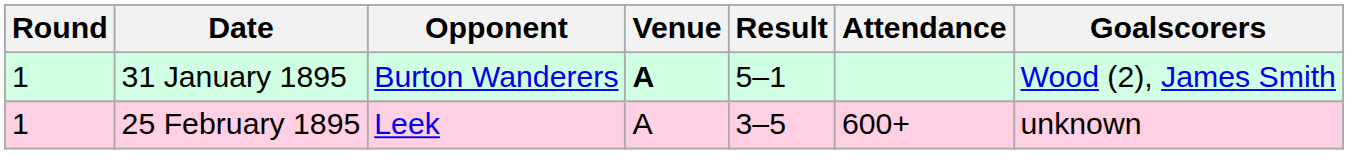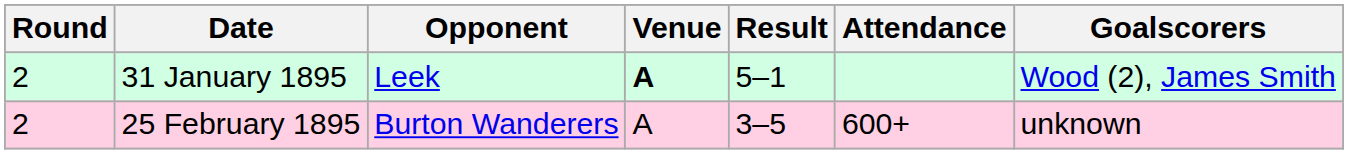(20, 76) 1 -> (20, 76) 2
(496, 76) Burton Wanderers -> (407, 76) Leek
(20, 124) 1 -> (20, 124) 2
(407, 124) Leek -> (496, 124) Burton Wanderers
